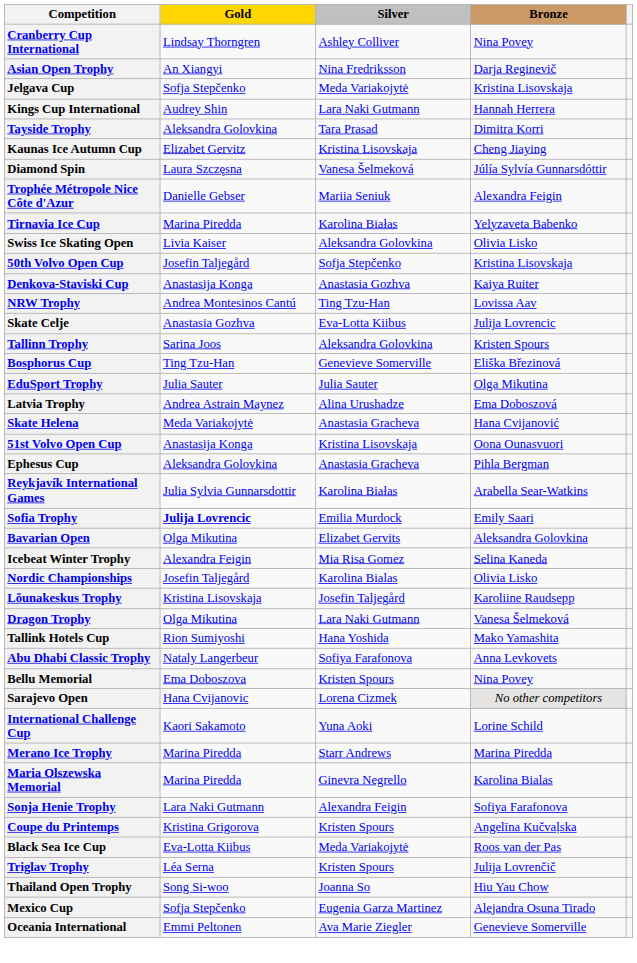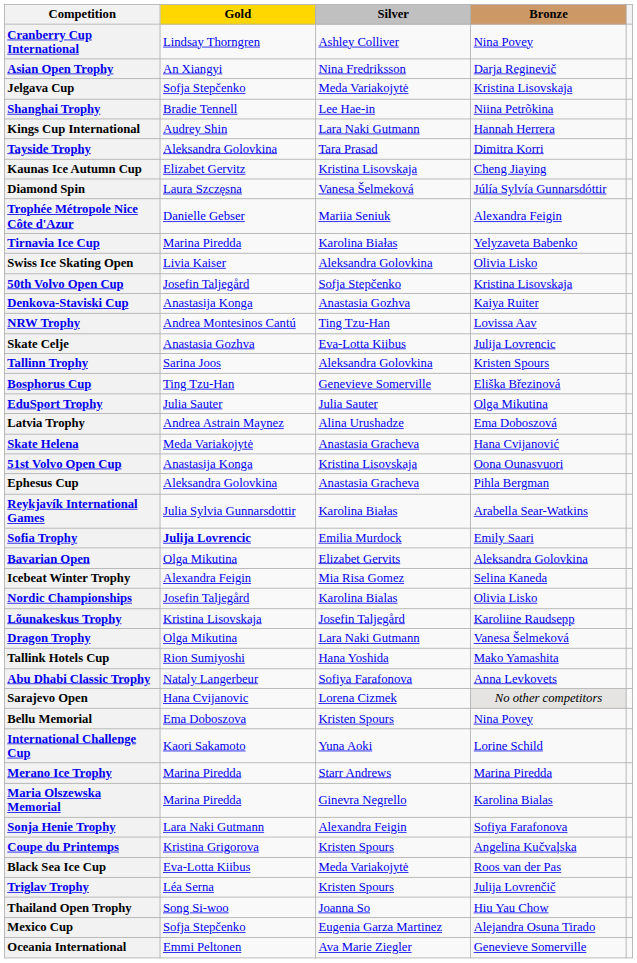+ row: (54, 108)
rows swapped: (48, 698) <-> (50, 678)
